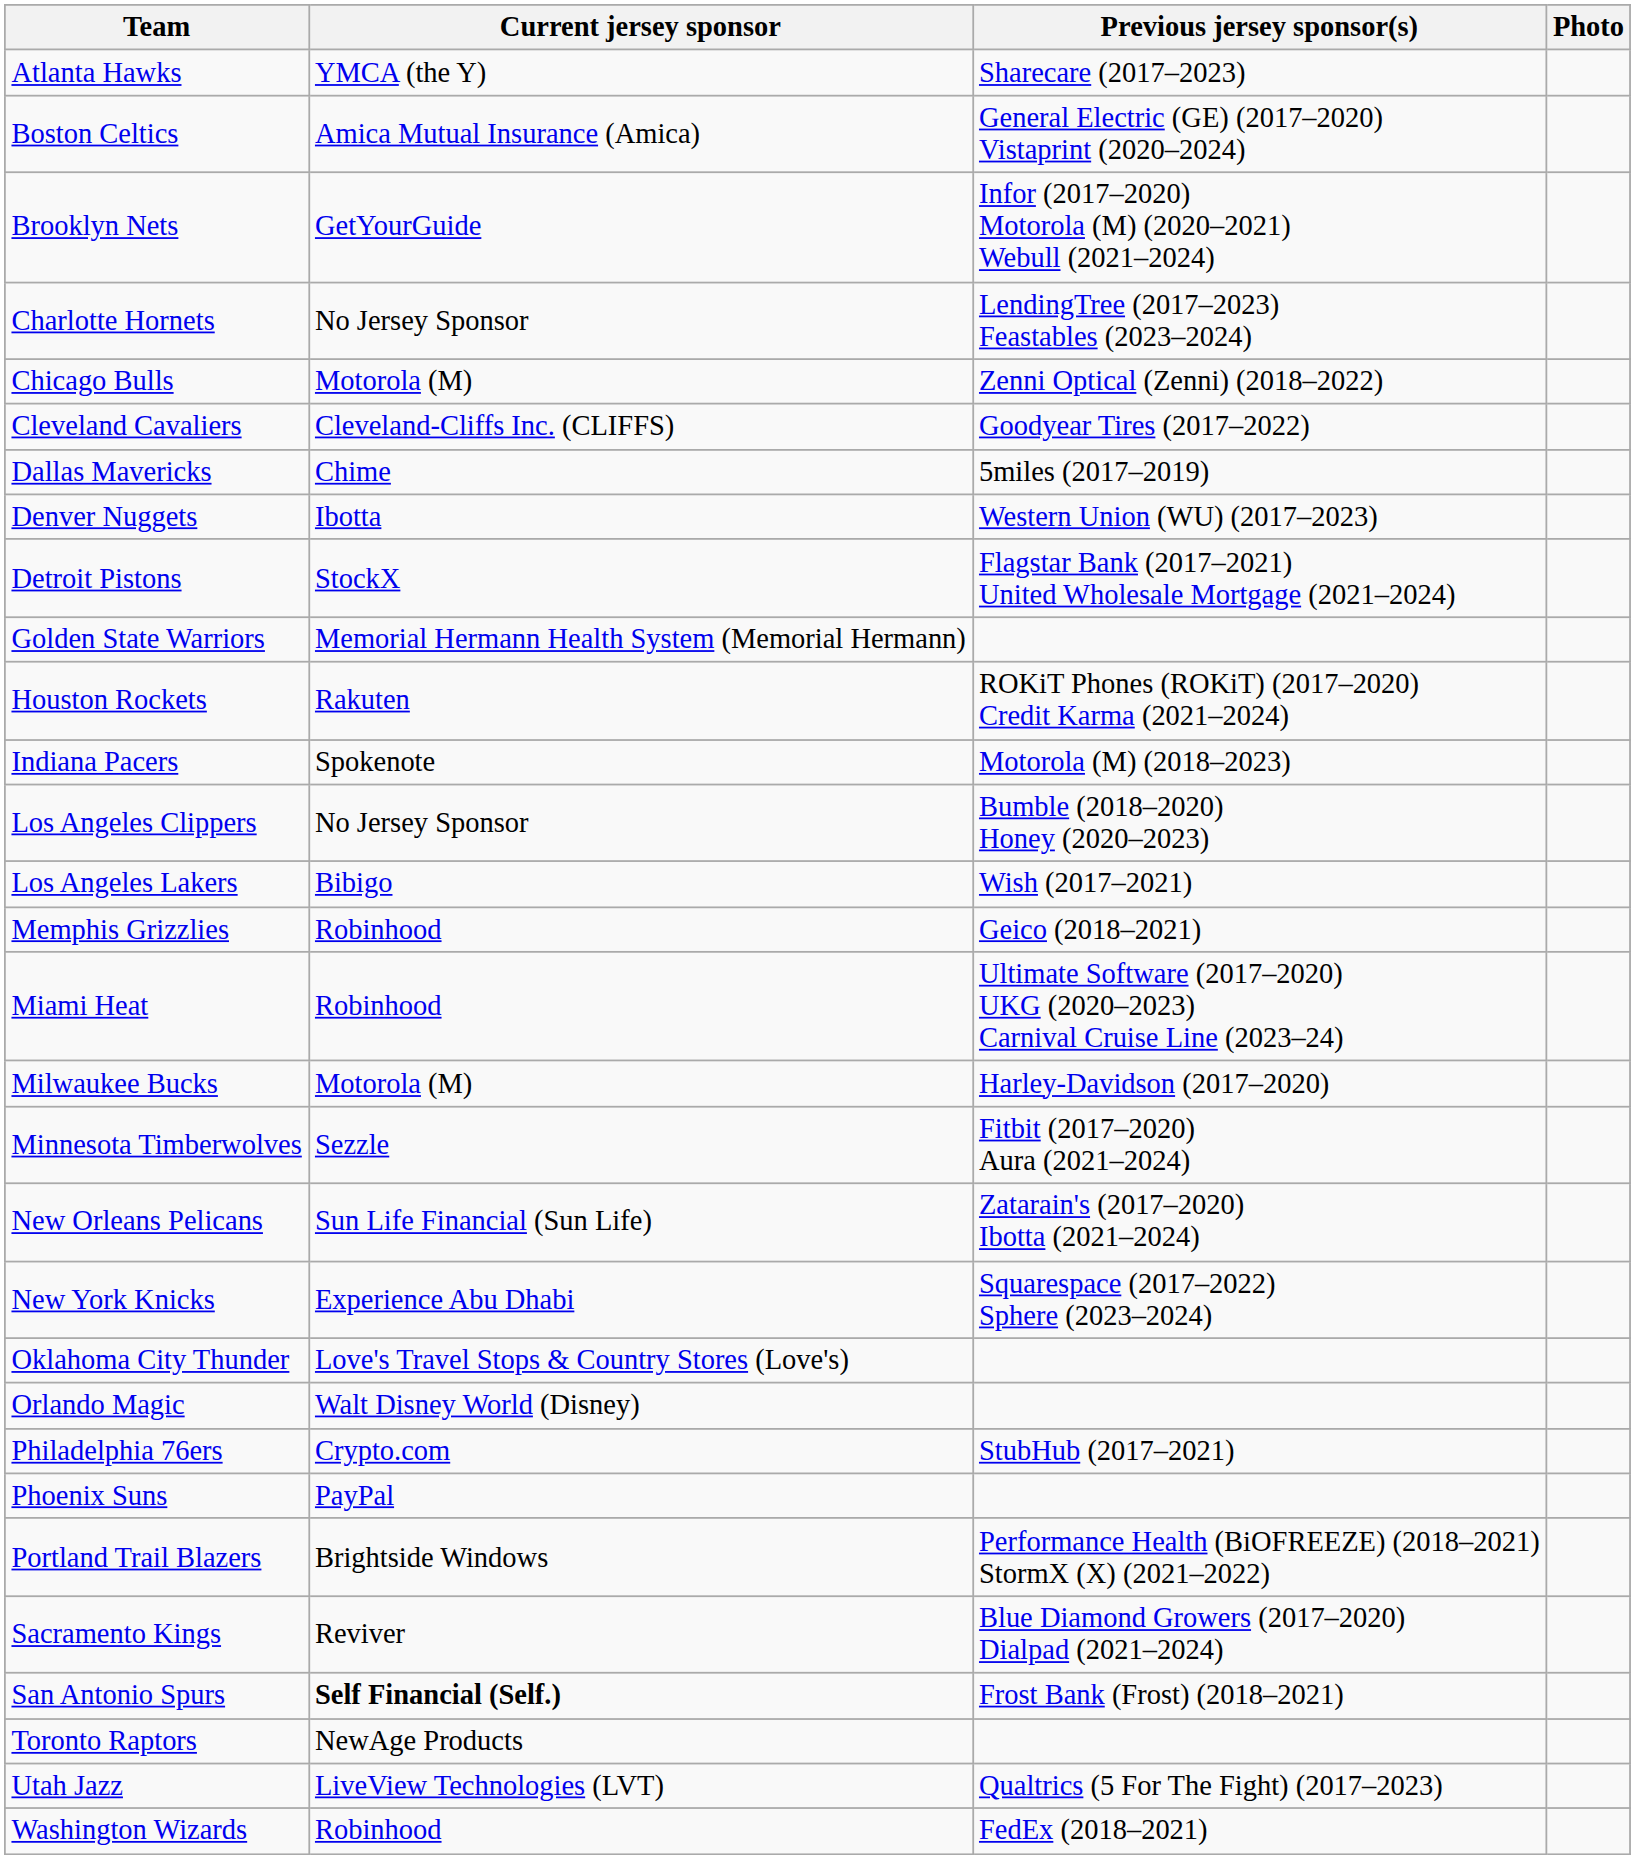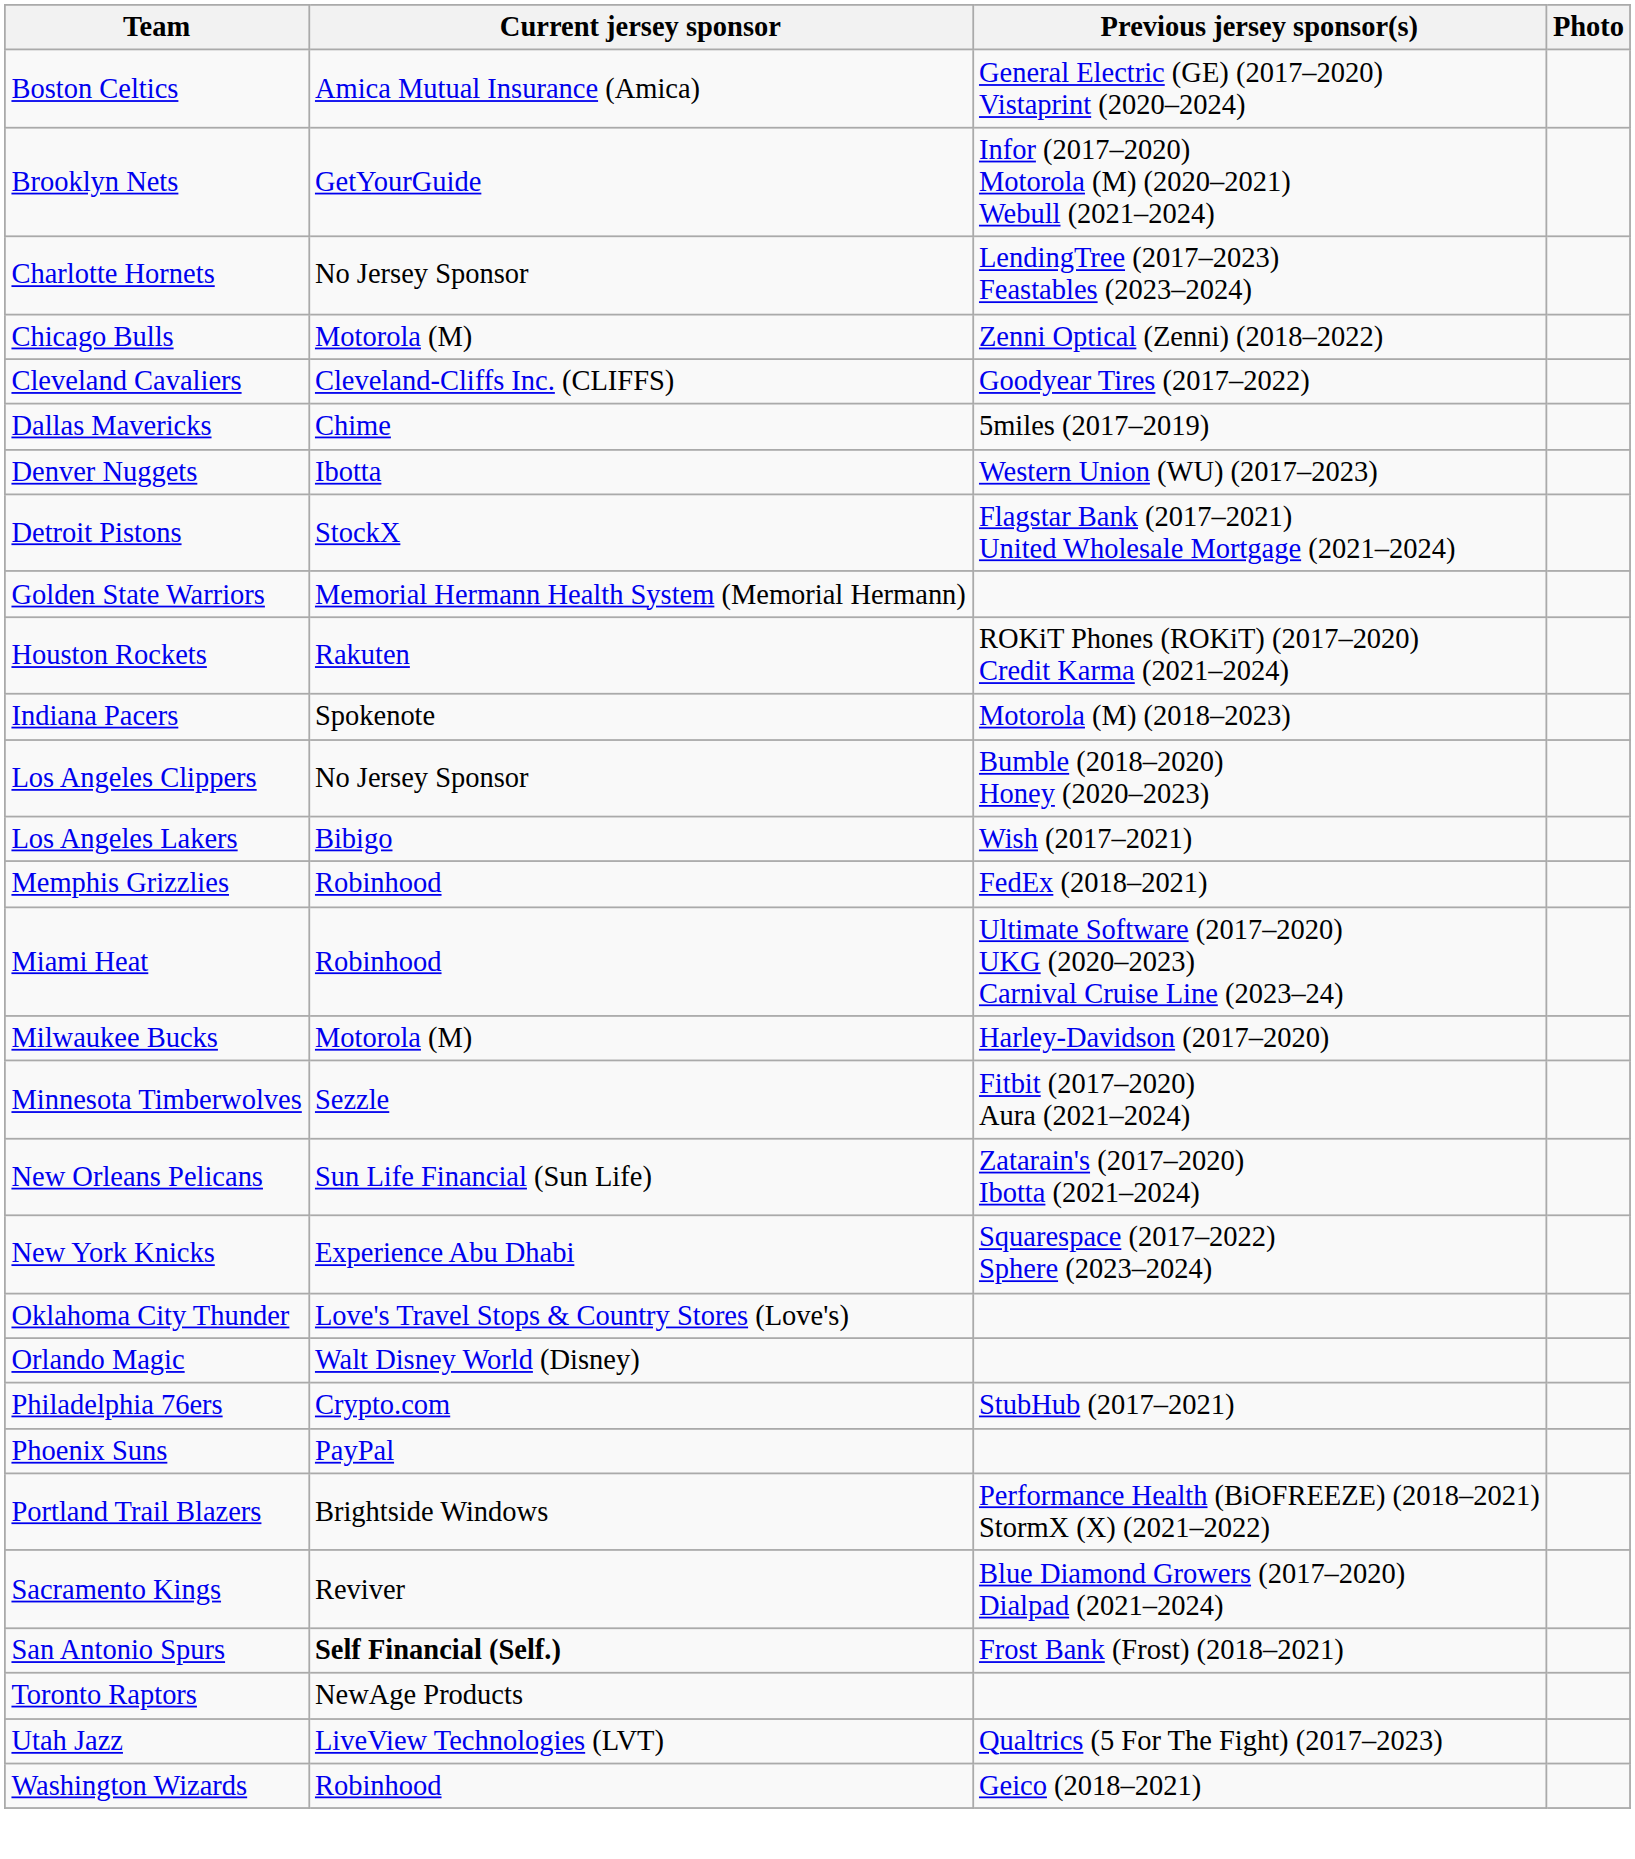- row: (96, 72)
(1090, 928) Geico (2018–2021) -> (1093, 883) FedEx (2018–2021)
(1093, 1830) FedEx (2018–2021) -> (1090, 1785) Geico (2018–2021)
